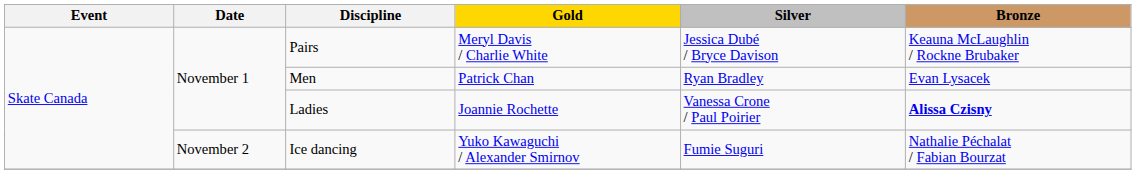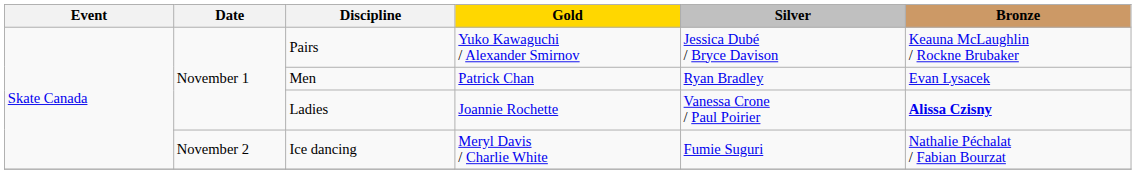(503, 47) Meryl Davis / Charlie White -> (519, 47) Yuko Kawaguchi / Alexander Smirnov
(519, 149) Yuko Kawaguchi / Alexander Smirnov -> (503, 149) Meryl Davis / Charlie White
